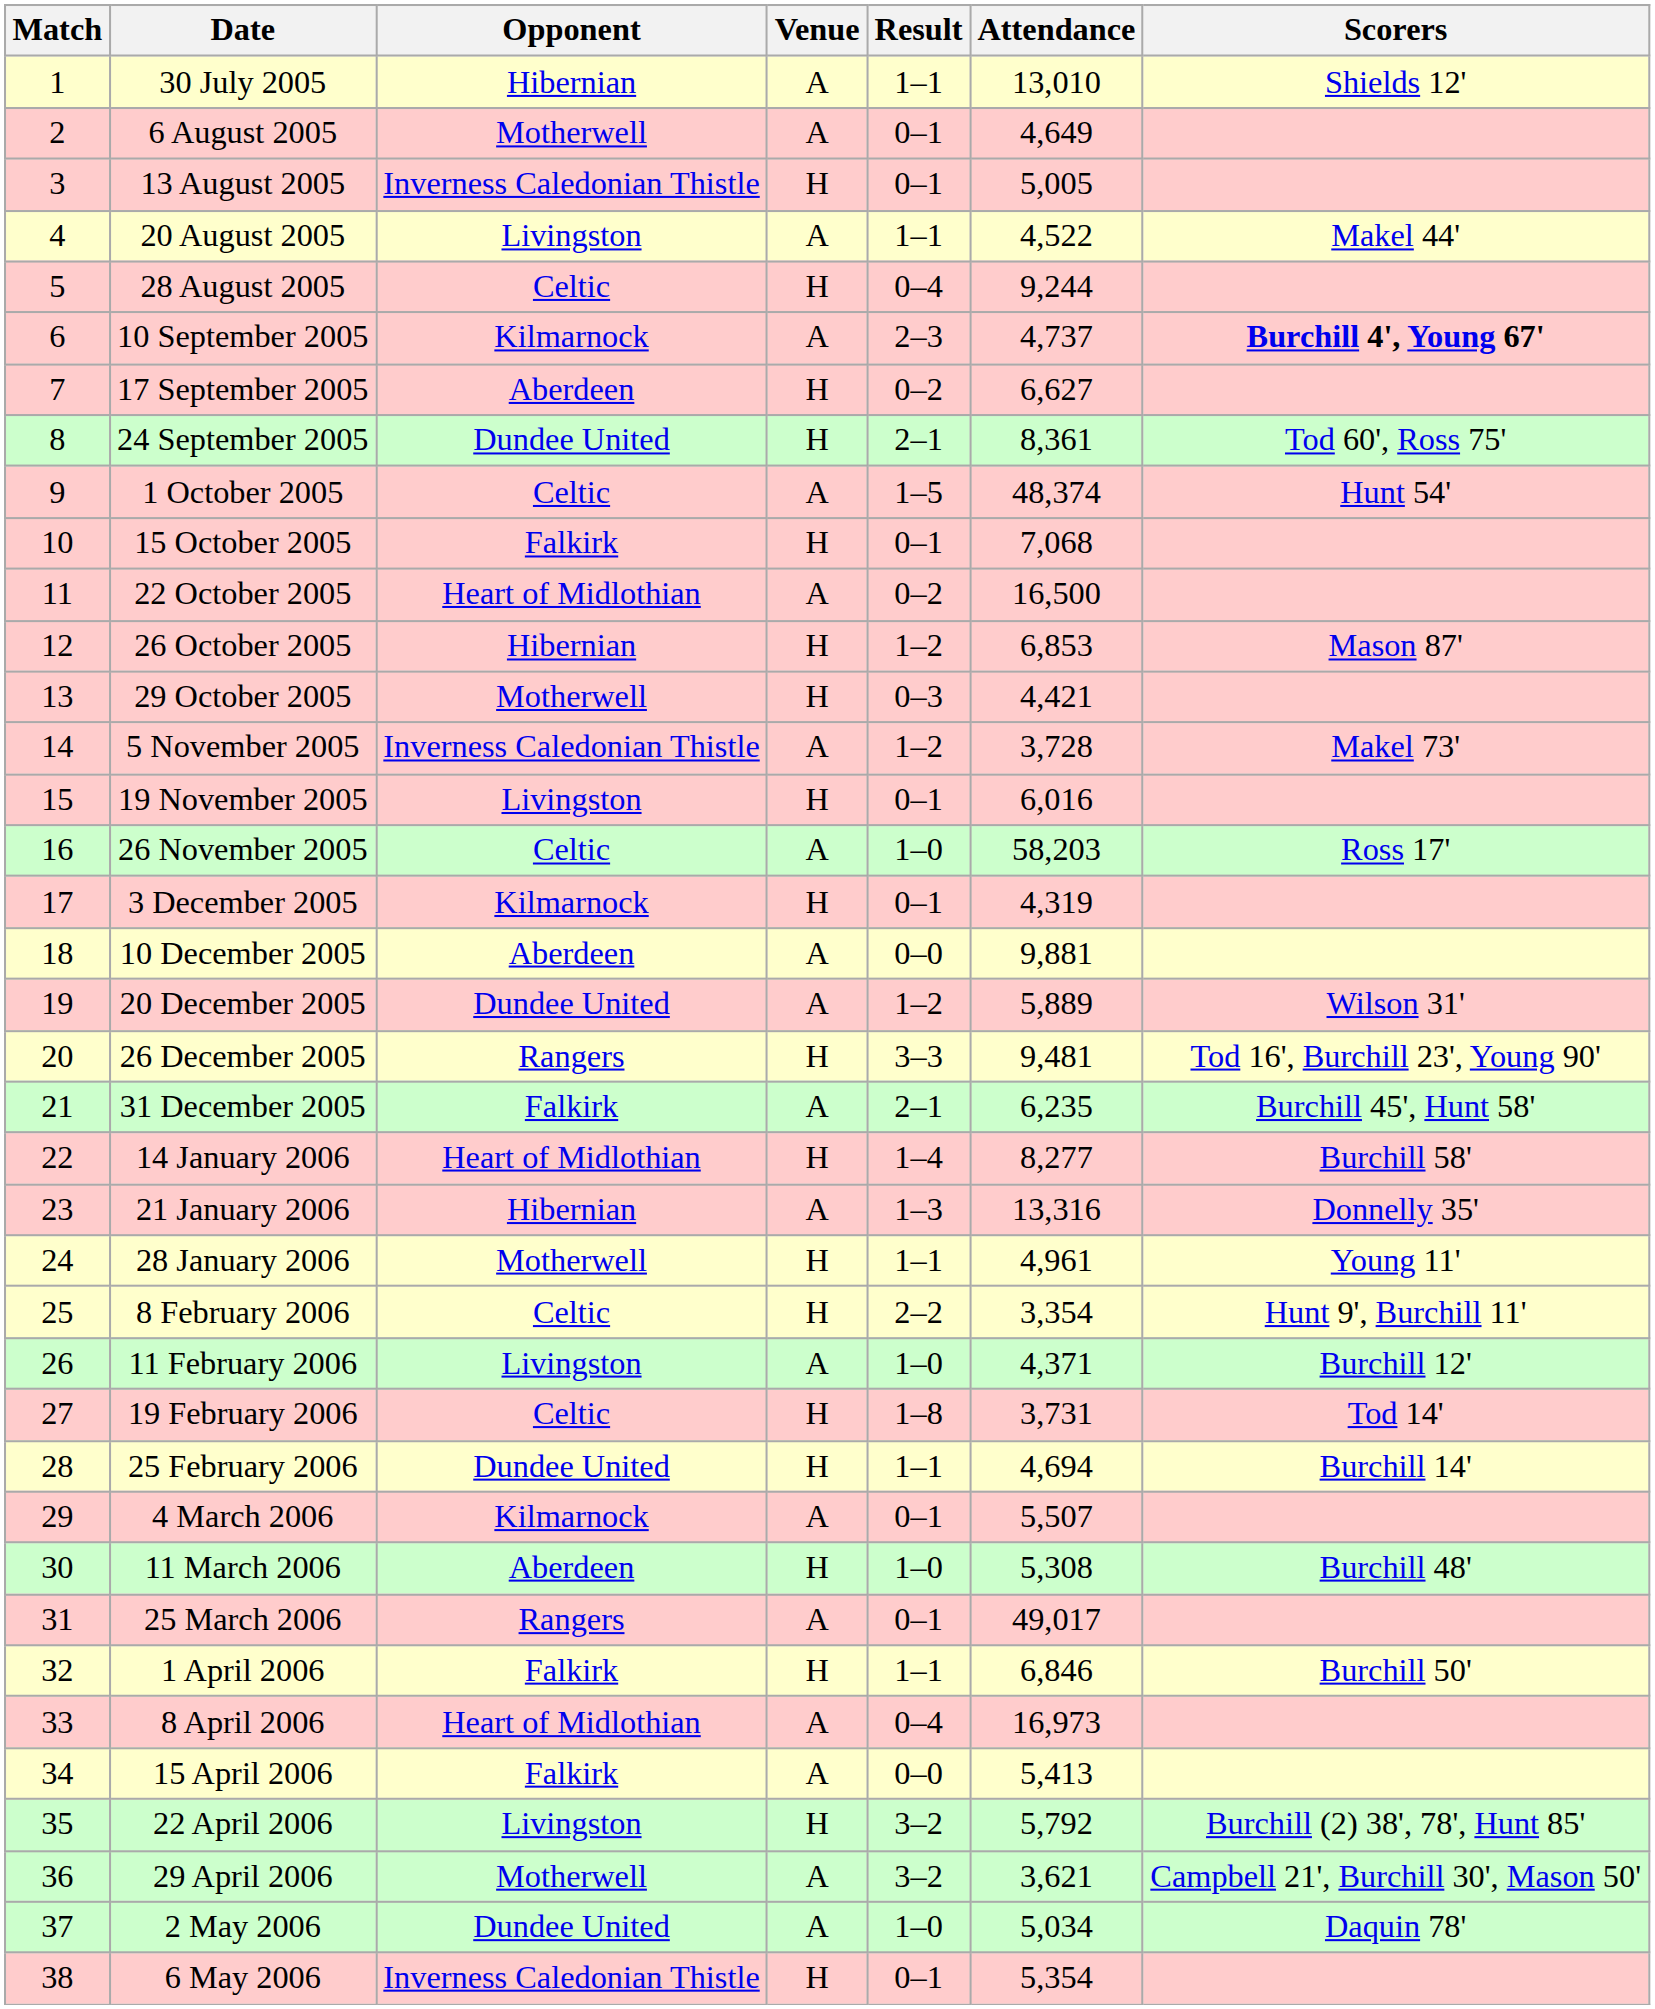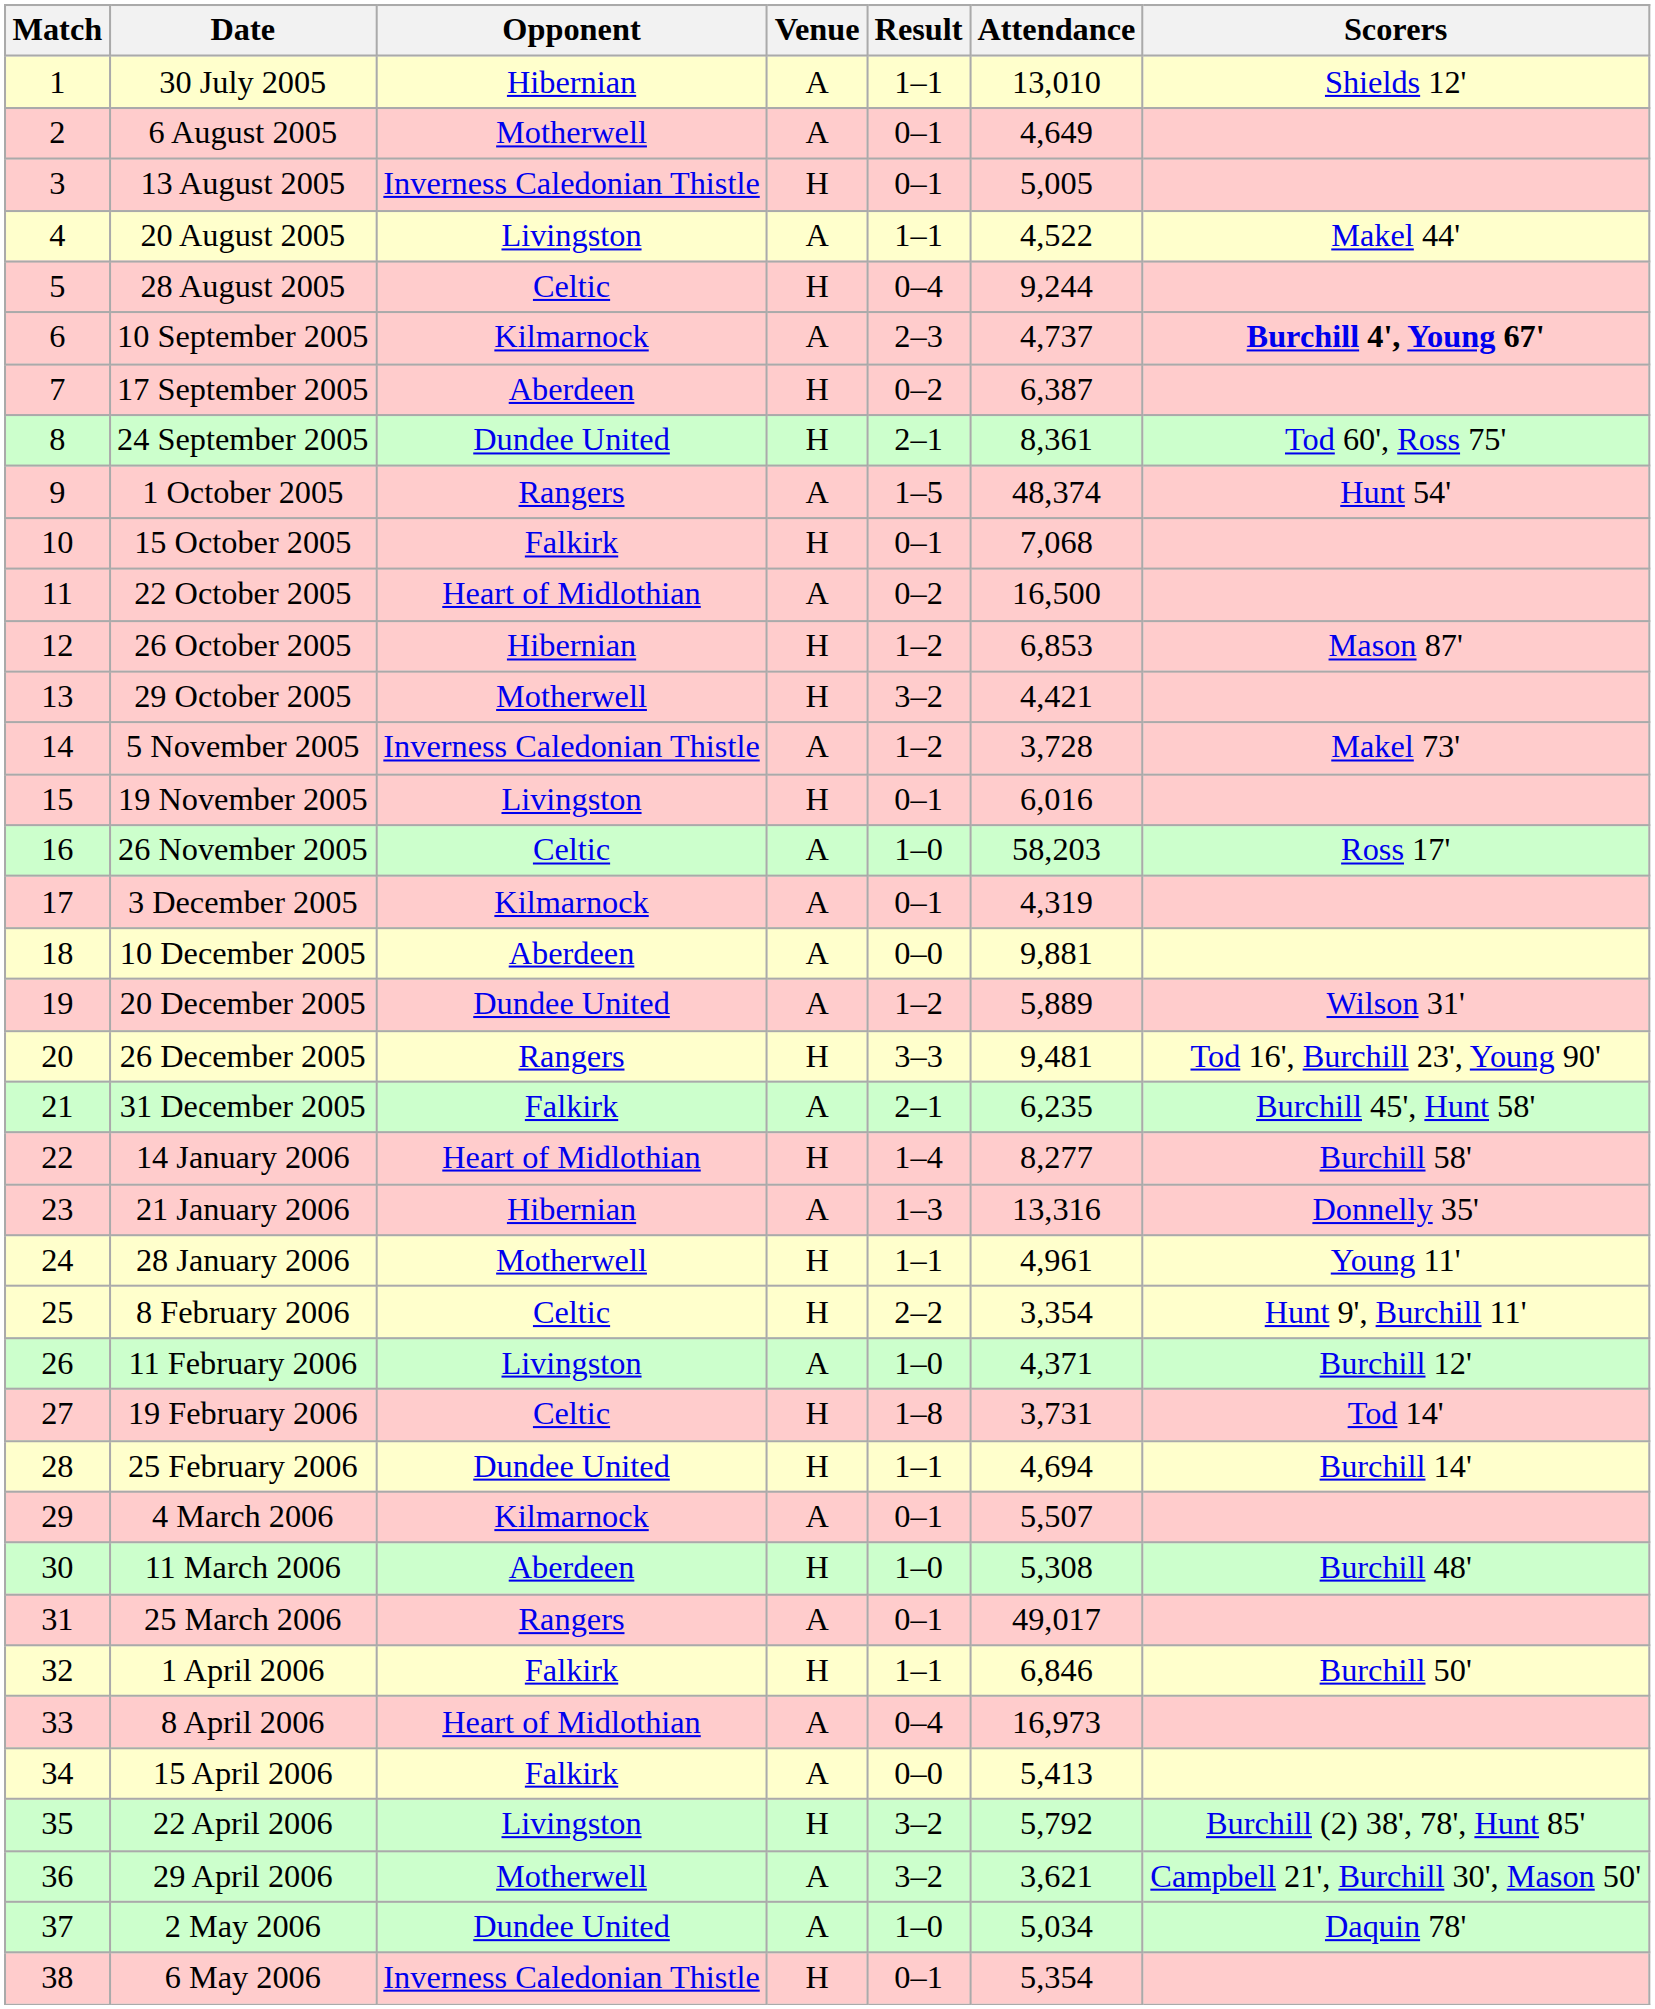(1056, 388) 6,627 -> (1056, 388) 6,387
(572, 491) Celtic -> (572, 491) Rangers
(919, 696) 0–3 -> (919, 696) 3–2
(817, 901) H -> (817, 901) A
